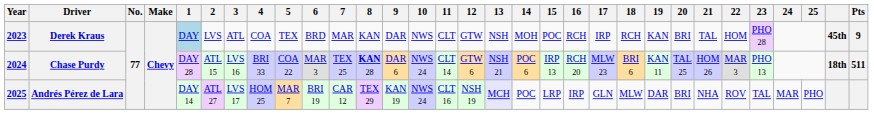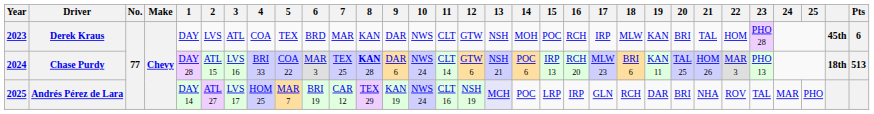(189, 36) lightblue background -> (189, 36) no background
(631, 36) RCH -> (631, 36) MLW
(858, 36) 9 -> (859, 36) 6
(858, 65) 511 -> (859, 65) 513
(631, 94) MLW -> (631, 94) RCH
